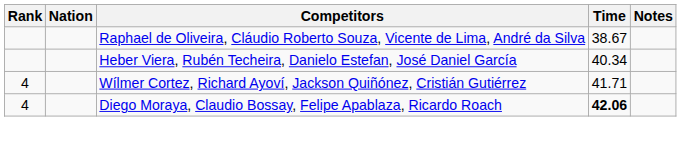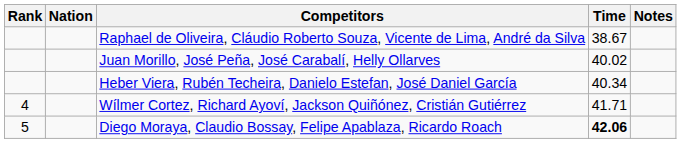+ row: (270, 61)
(25, 105) 4 -> (25, 128) 5
